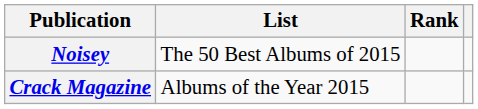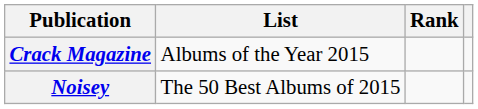rows swapped: (80, 86) <-> (80, 53)
